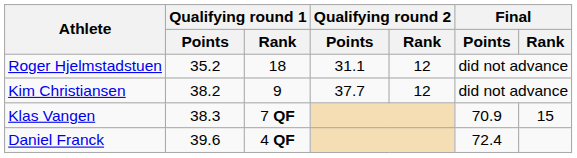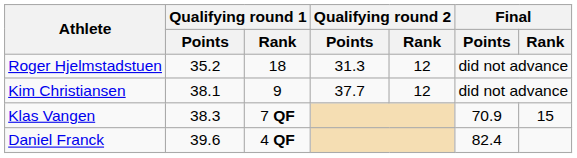(350, 66) 31.1 -> (350, 66) 31.3
(205, 91) 38.2 -> (205, 91) 38.1
(487, 140) 72.4 -> (487, 140) 82.4
